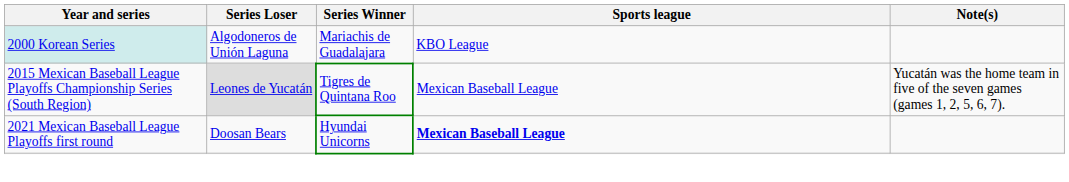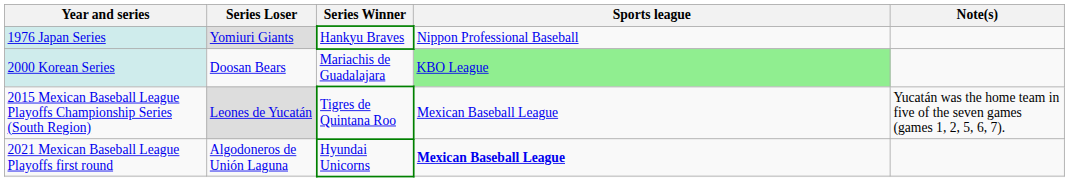+ row: (57, 37)
(253, 44) Algodoneros de Unión Laguna -> (248, 67) Doosan Bears
(452, 44) no background -> (453, 67) lightgreen background
(248, 134) Doosan Bears -> (253, 157) Algodoneros de Unión Laguna
